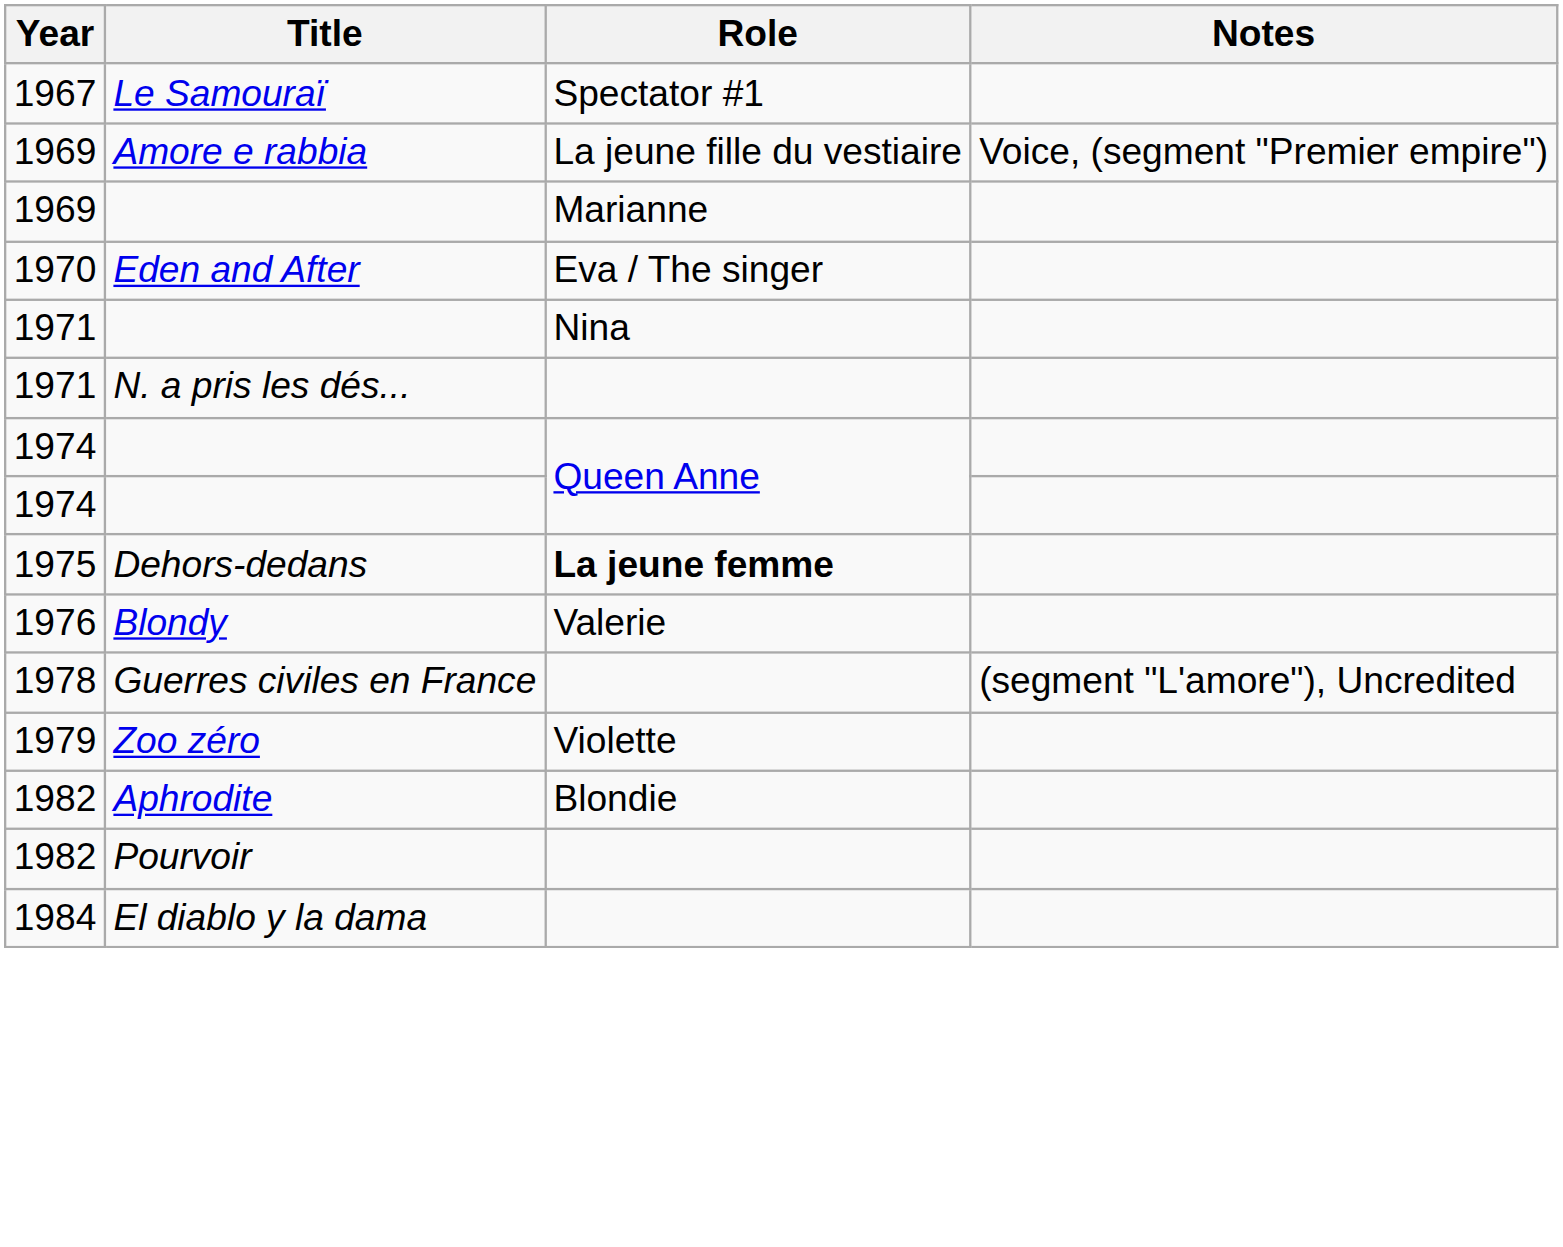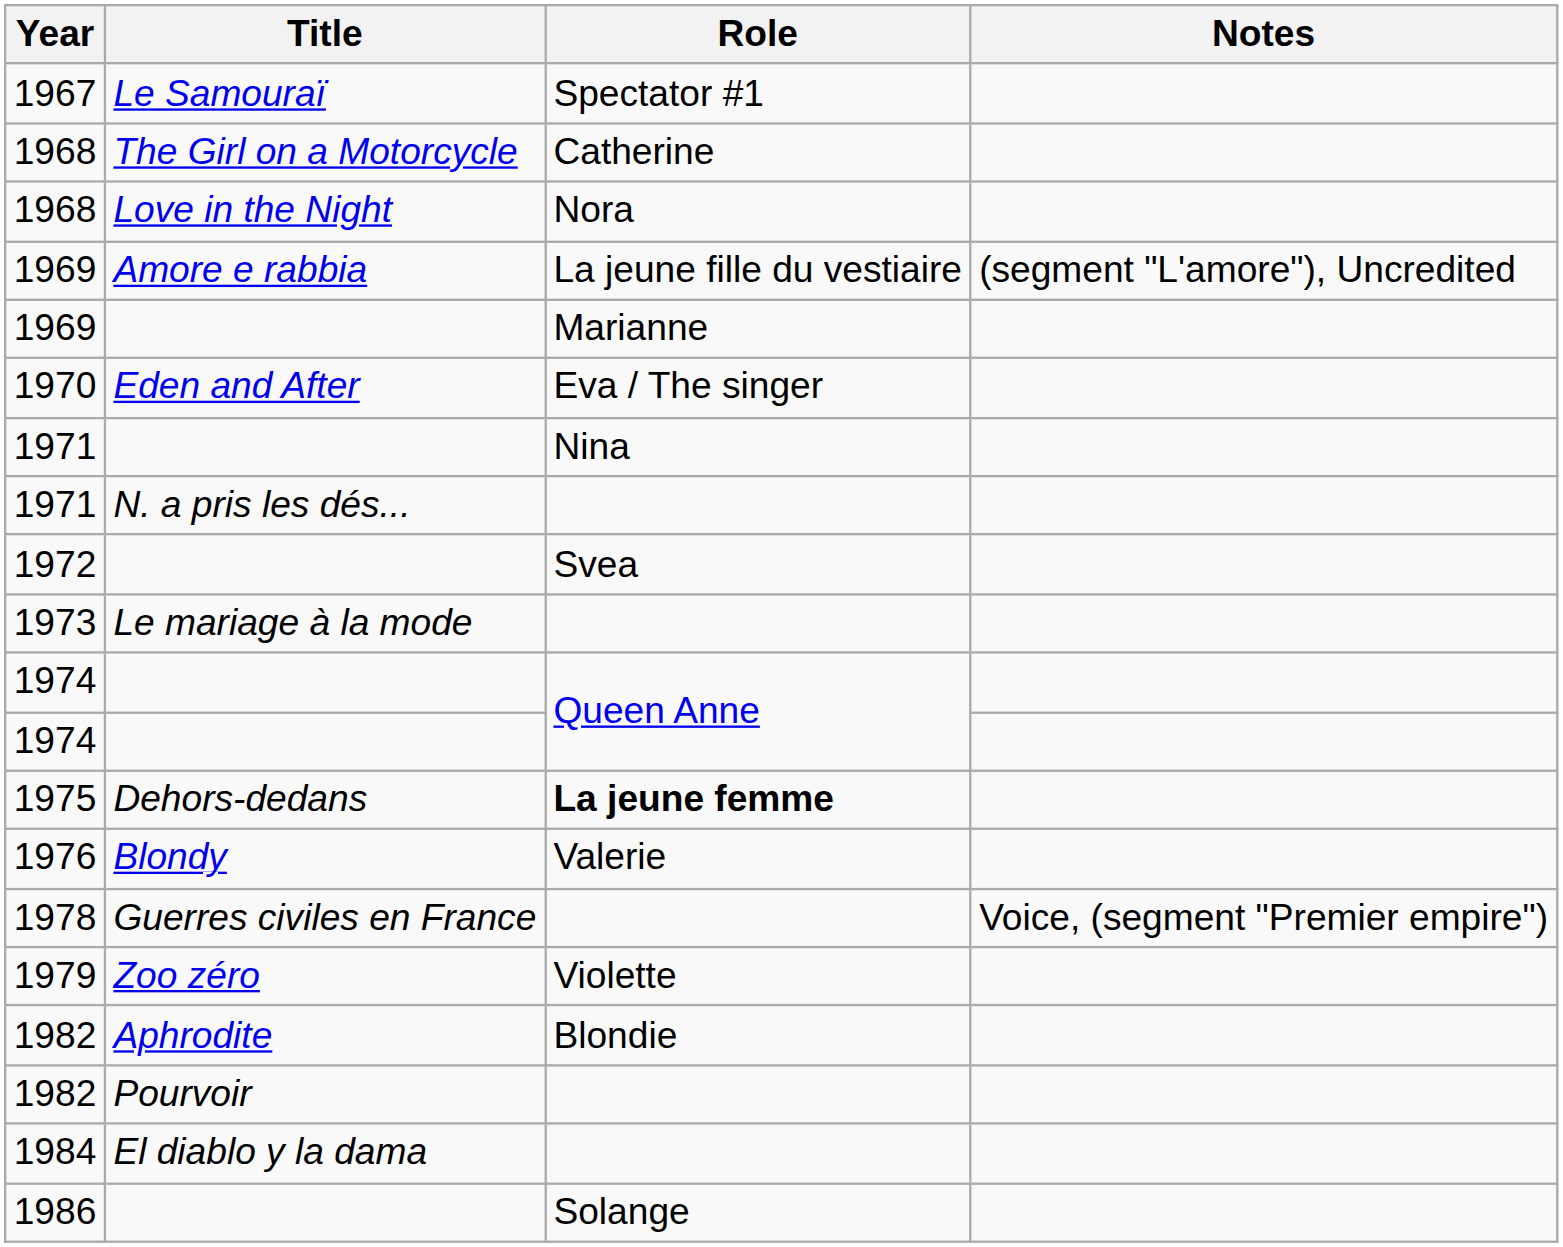+ row: (55, 151)
+ row: (55, 210)
(1264, 151) Voice, (segment "Premier empire") -> (1248, 269) (segment "L'amore"), Uncredited
+ row: (55, 563)
+ row: (55, 622)
(1248, 681) (segment "L'amore"), Uncredited -> (1264, 916) Voice, (segment "Premier empire")
+ row: (55, 1211)
